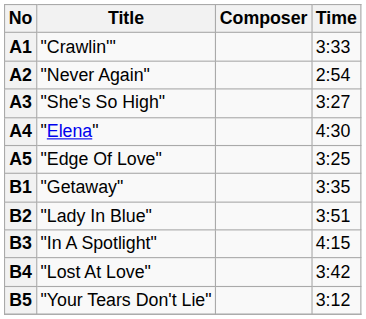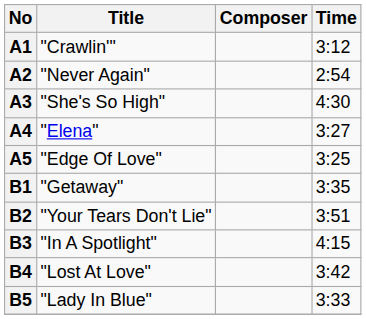(333, 46) 3:33 -> (333, 46) 3:12
(333, 103) 3:27 -> (333, 103) 4:30
(333, 131) 4:30 -> (333, 131) 3:27
(96, 215) "Lady In Blue" -> (126, 215) "Your Tears Don't Lie"
(126, 300) "Your Tears Don't Lie" -> (96, 300) "Lady In Blue"
(333, 300) 3:12 -> (333, 300) 3:33
